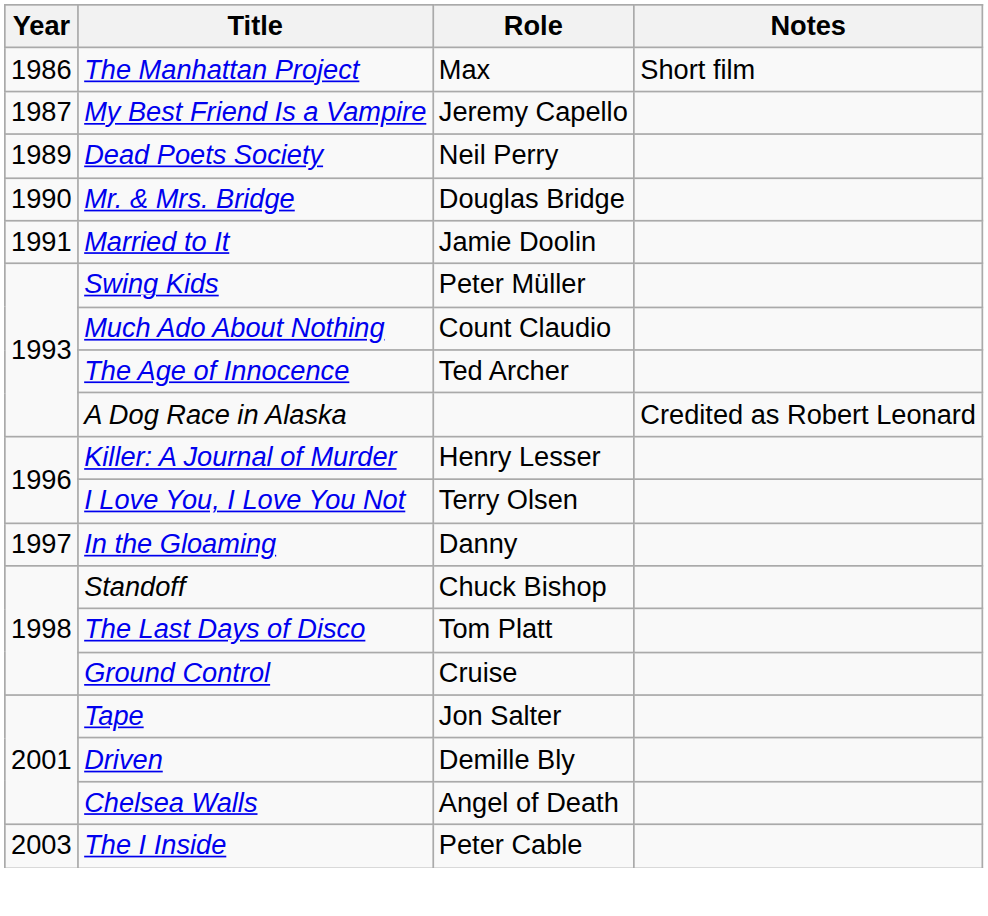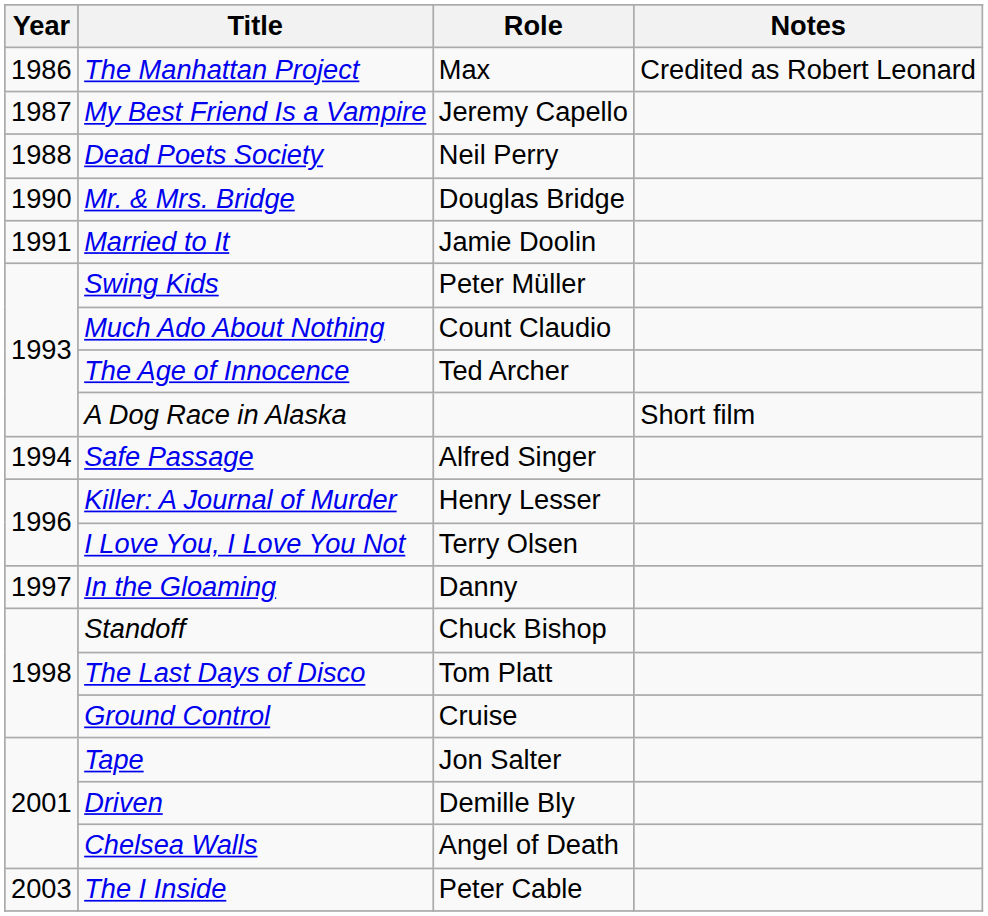(698, 69) Short film -> (808, 69) Credited as Robert Leonard
(41, 155) 1989 -> (41, 155) 1988
(808, 414) Credited as Robert Leonard -> (698, 414) Short film
+ row: (169, 457)
